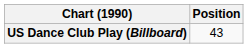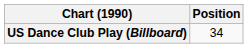(217, 33) 43 -> (217, 33) 34
